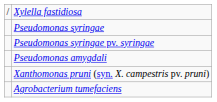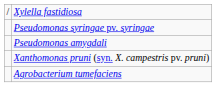- row: (59, 27)
